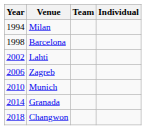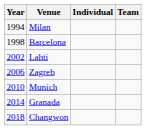columns swapped: (119, 12) <-> (83, 12)
